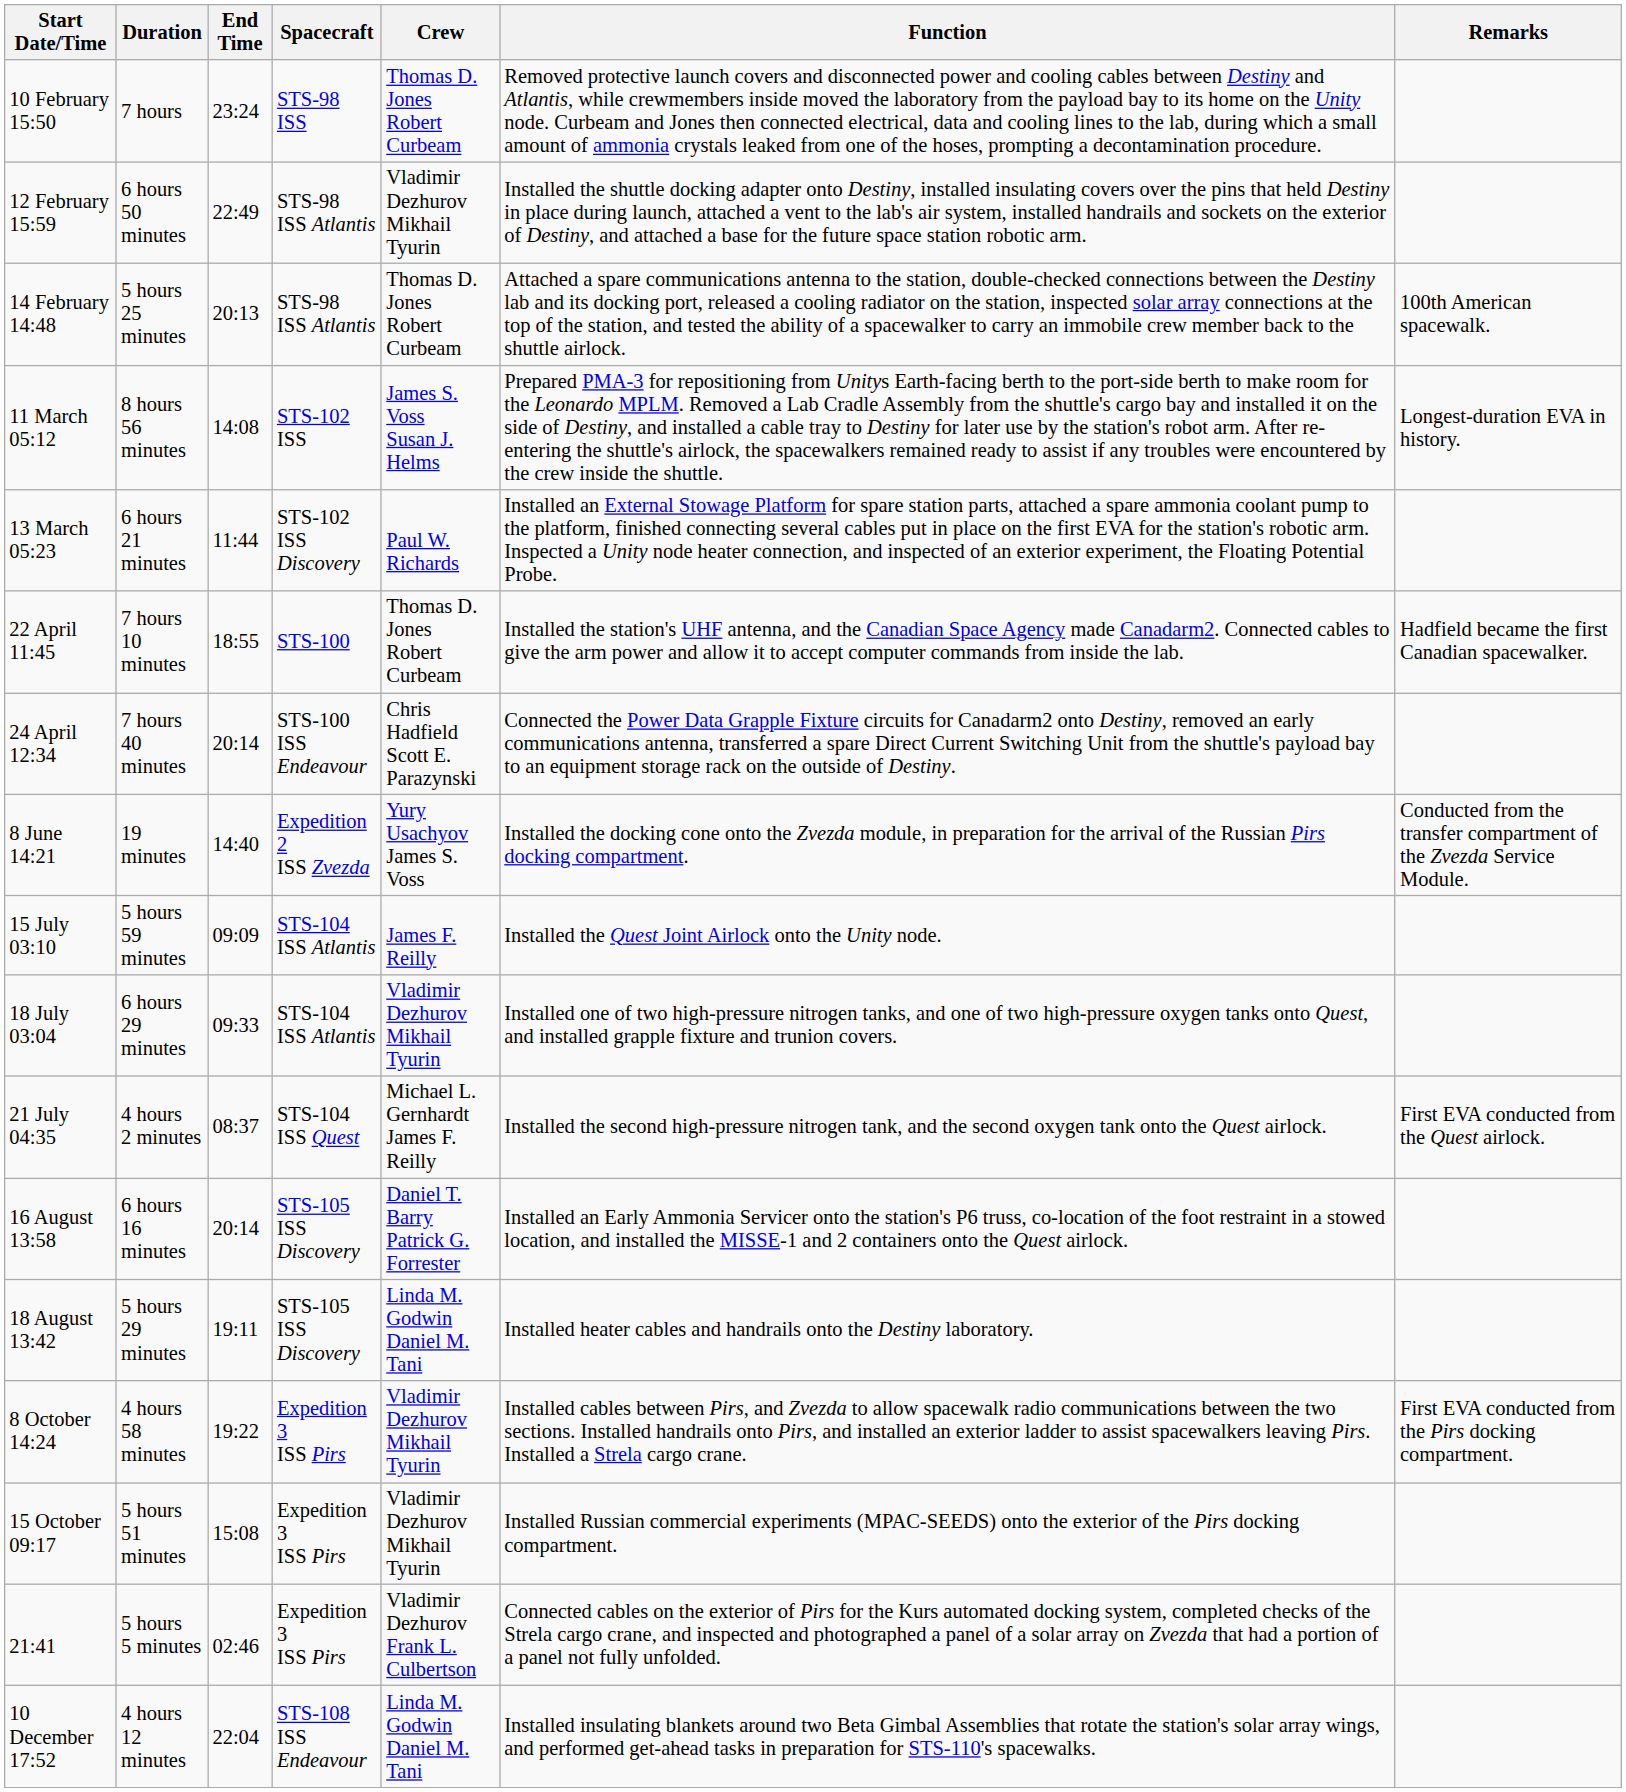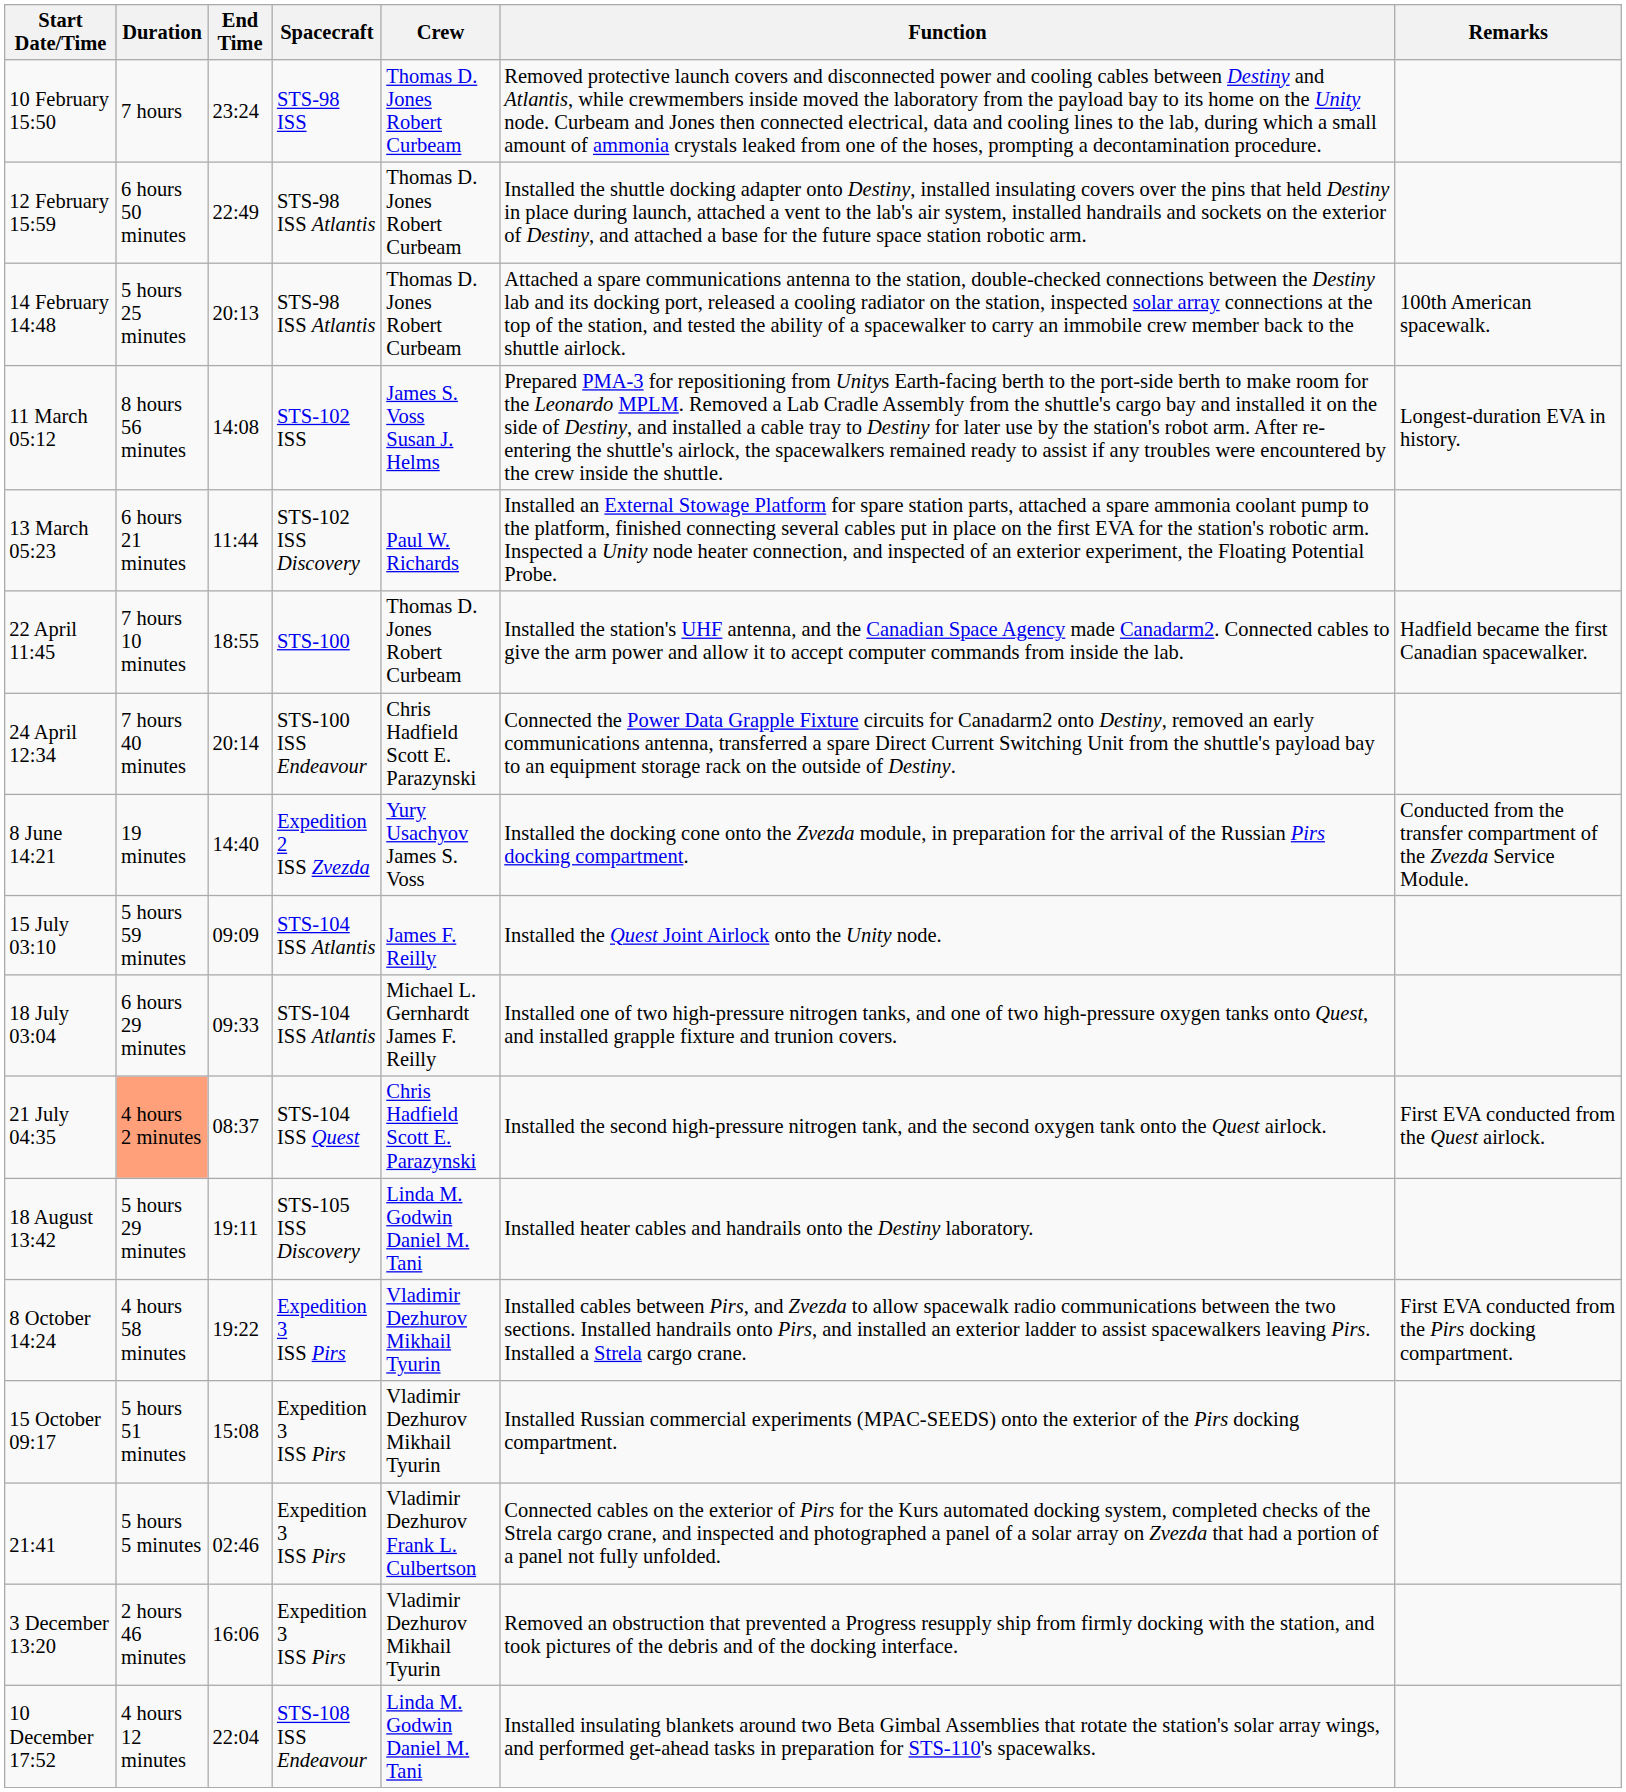(427, 212) Vladimir Dezhurov Mikhail Tyurin -> (432, 212) Thomas D. Jones Robert Curbeam
(427, 1025) Vladimir Dezhurov Mikhail Tyurin -> (431, 1025) Michael L. Gernhardt James F. Reilly
(161, 1126) no background -> (161, 1126) lightsalmon background
(431, 1126) Michael L. Gernhardt James F. Reilly -> (431, 1126) Chris Hadfield Scott E. Parazynski
- row: (51, 1228)
+ row: (59, 1634)
